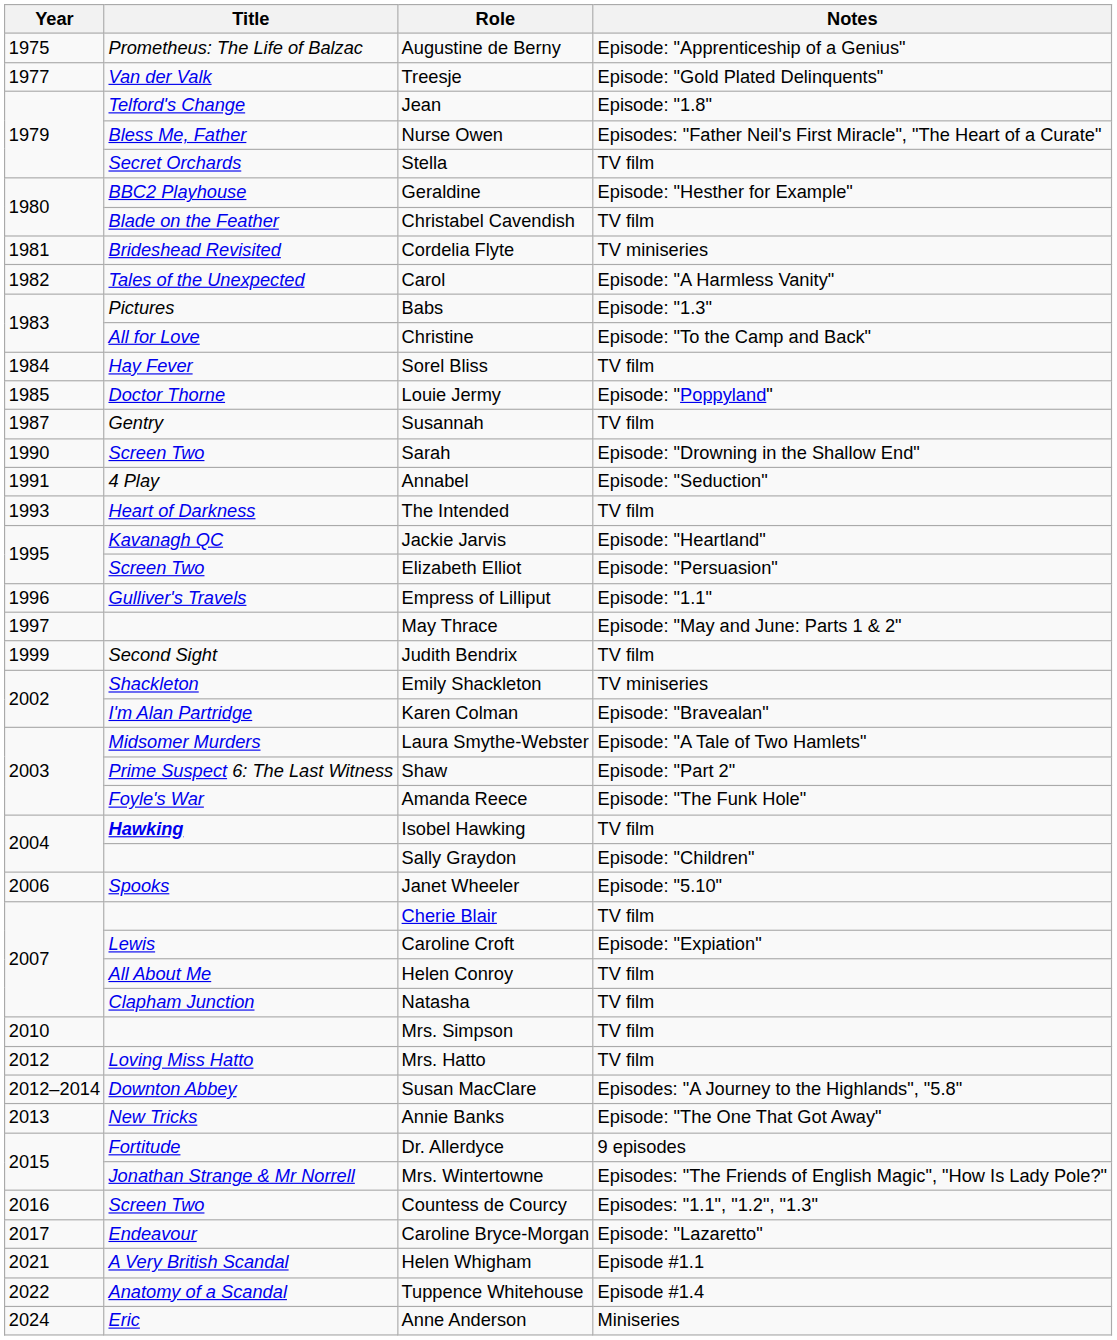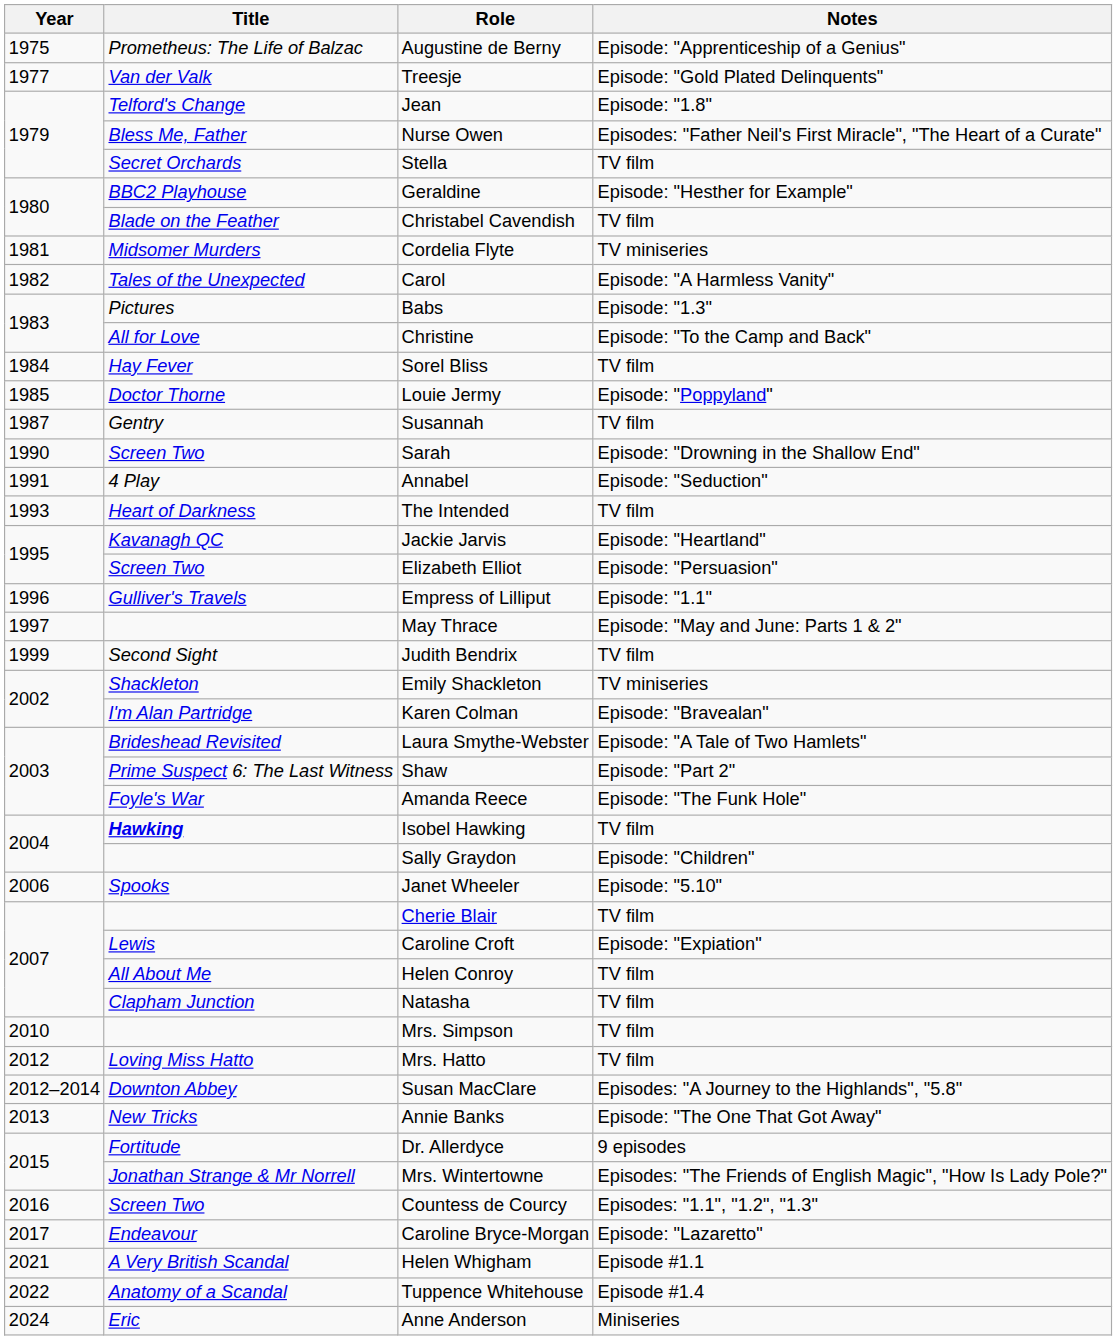(195, 250) Brideshead Revisited -> (185, 250) Midsomer Murders
(185, 742) Midsomer Murders -> (195, 742) Brideshead Revisited
